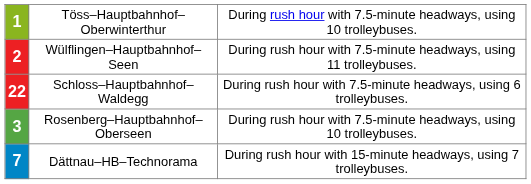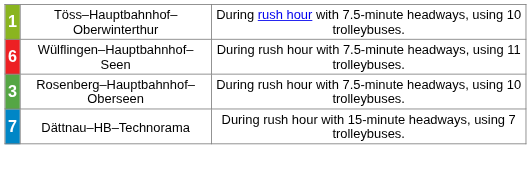(17, 56) 2 -> (12, 56) 6
- row: (123, 92)
